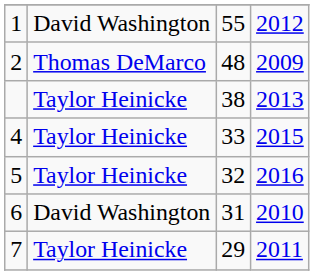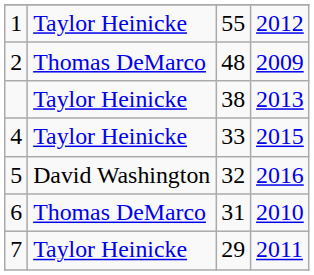(122, 23) David Washington -> (110, 23) Taylor Heinicke
(110, 174) Taylor Heinicke -> (122, 174) David Washington
(122, 212) David Washington -> (120, 212) Thomas DeMarco
